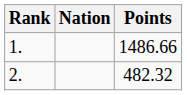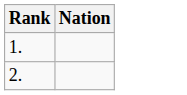- column: (148, 18)
